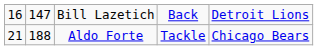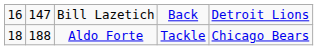(15, 35) 21 -> (15, 35) 18
